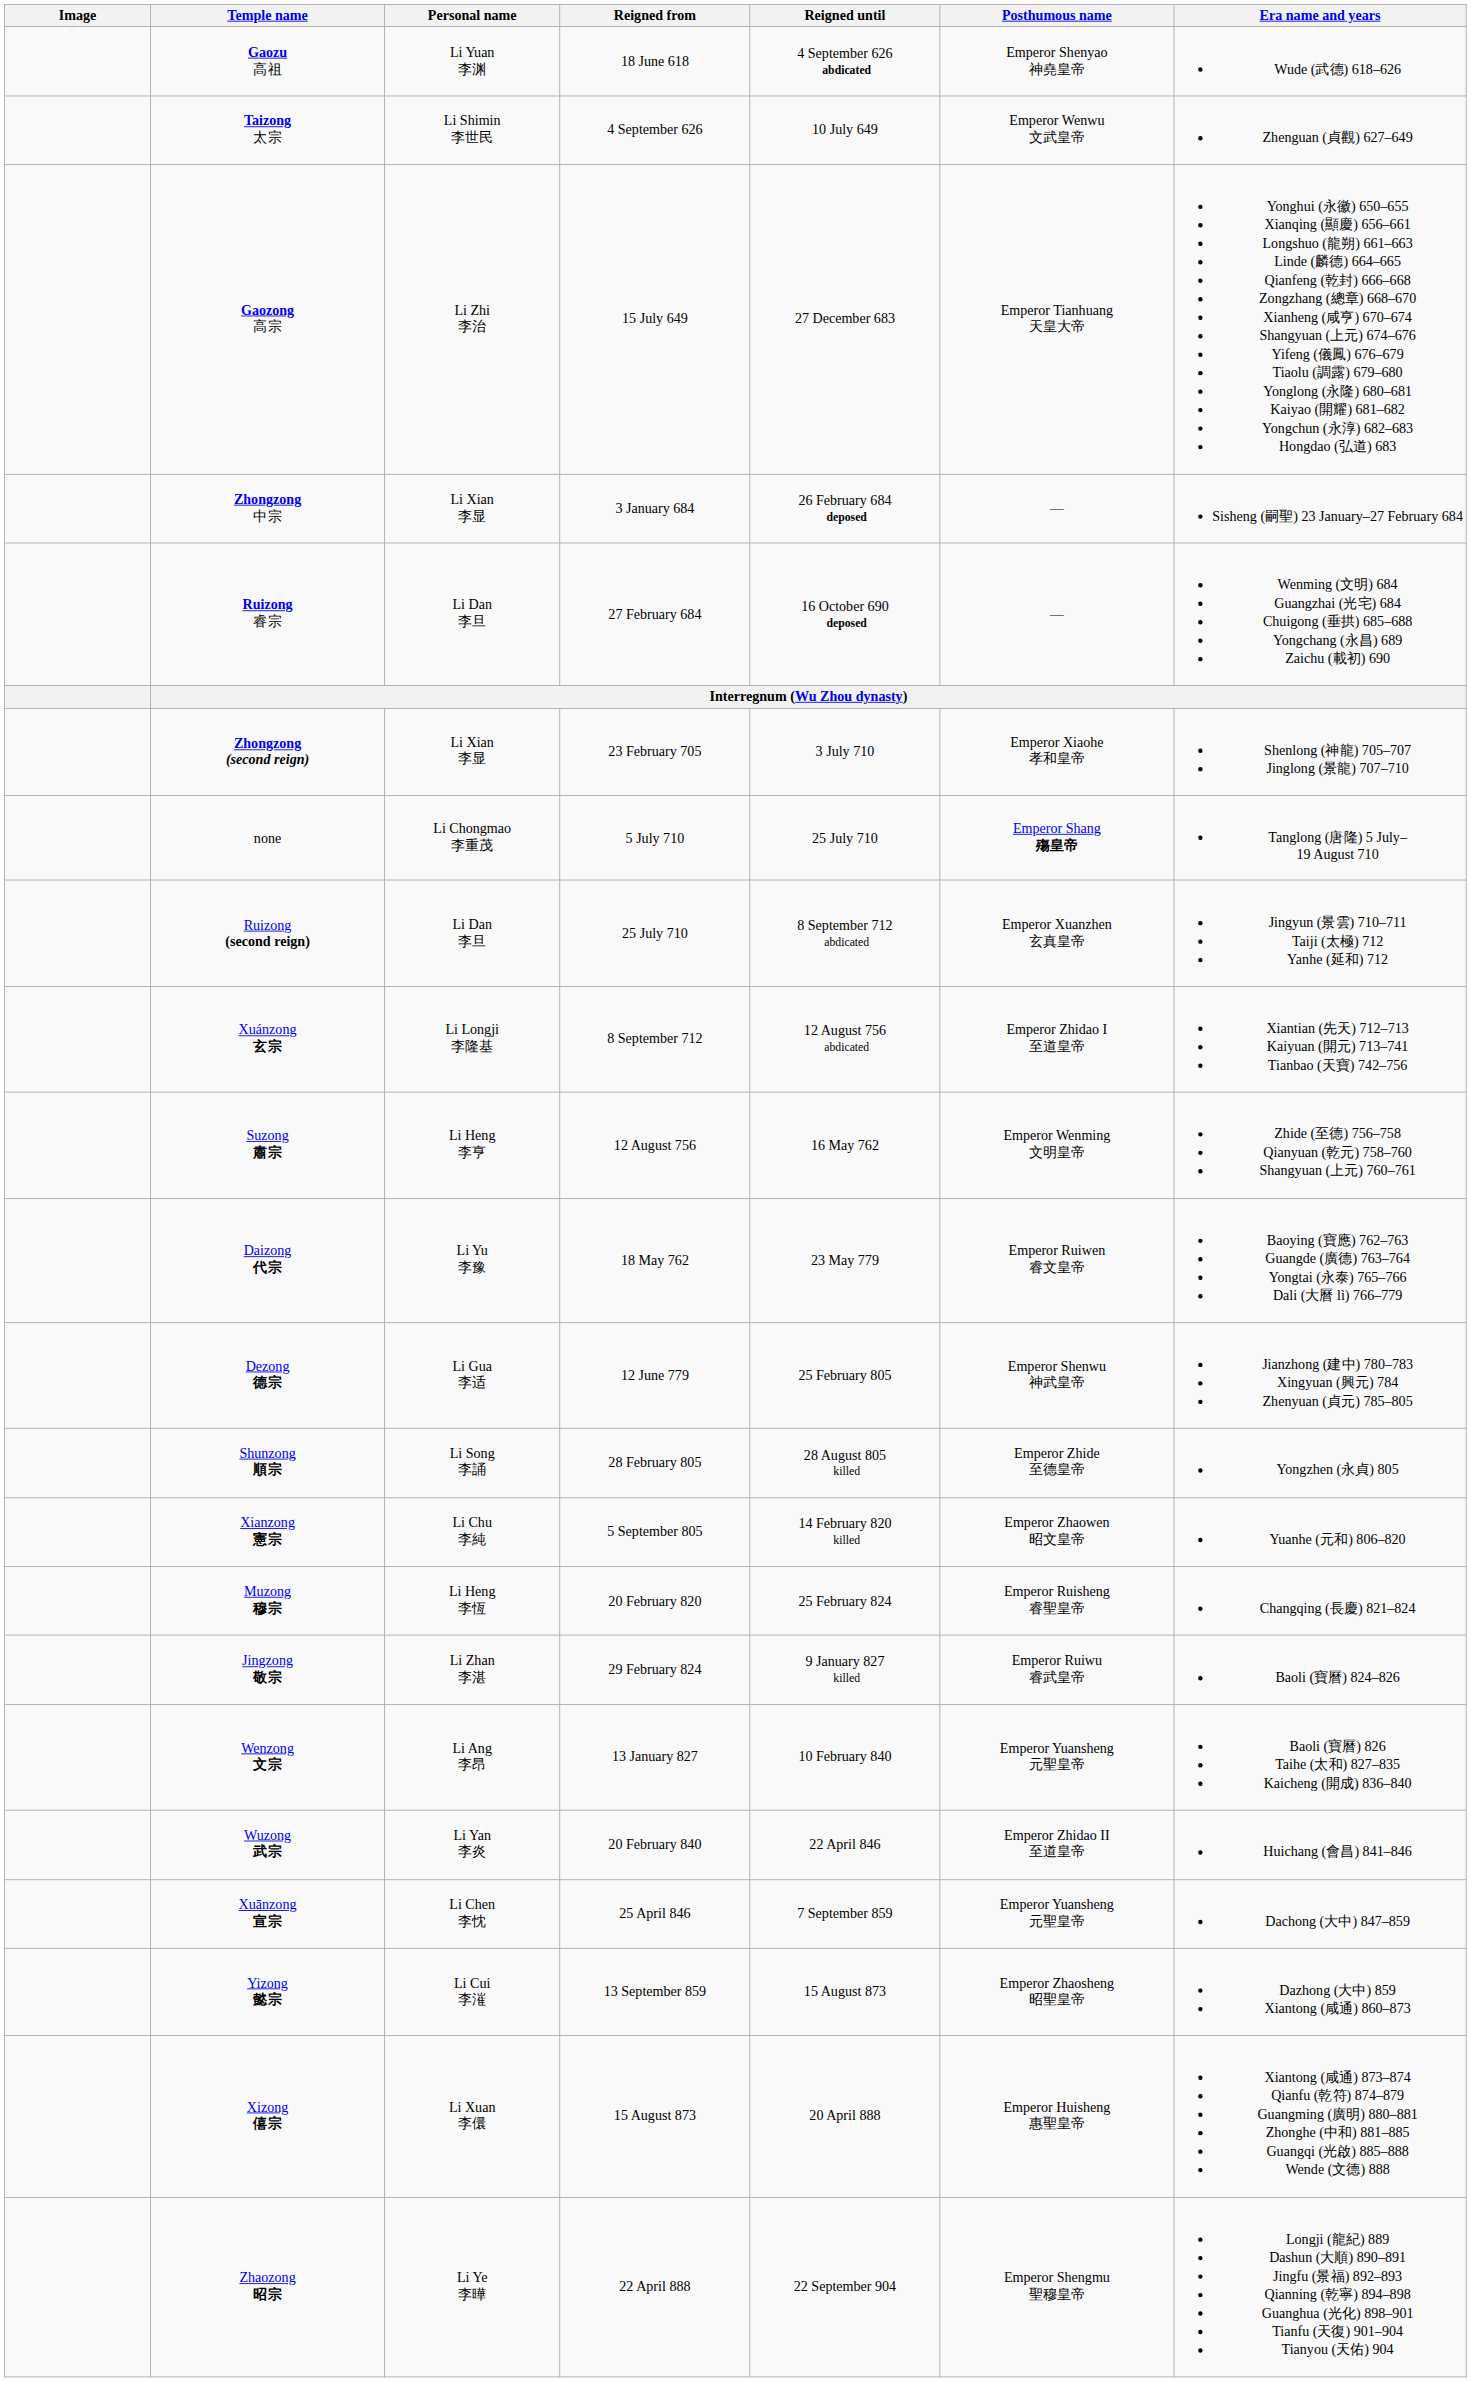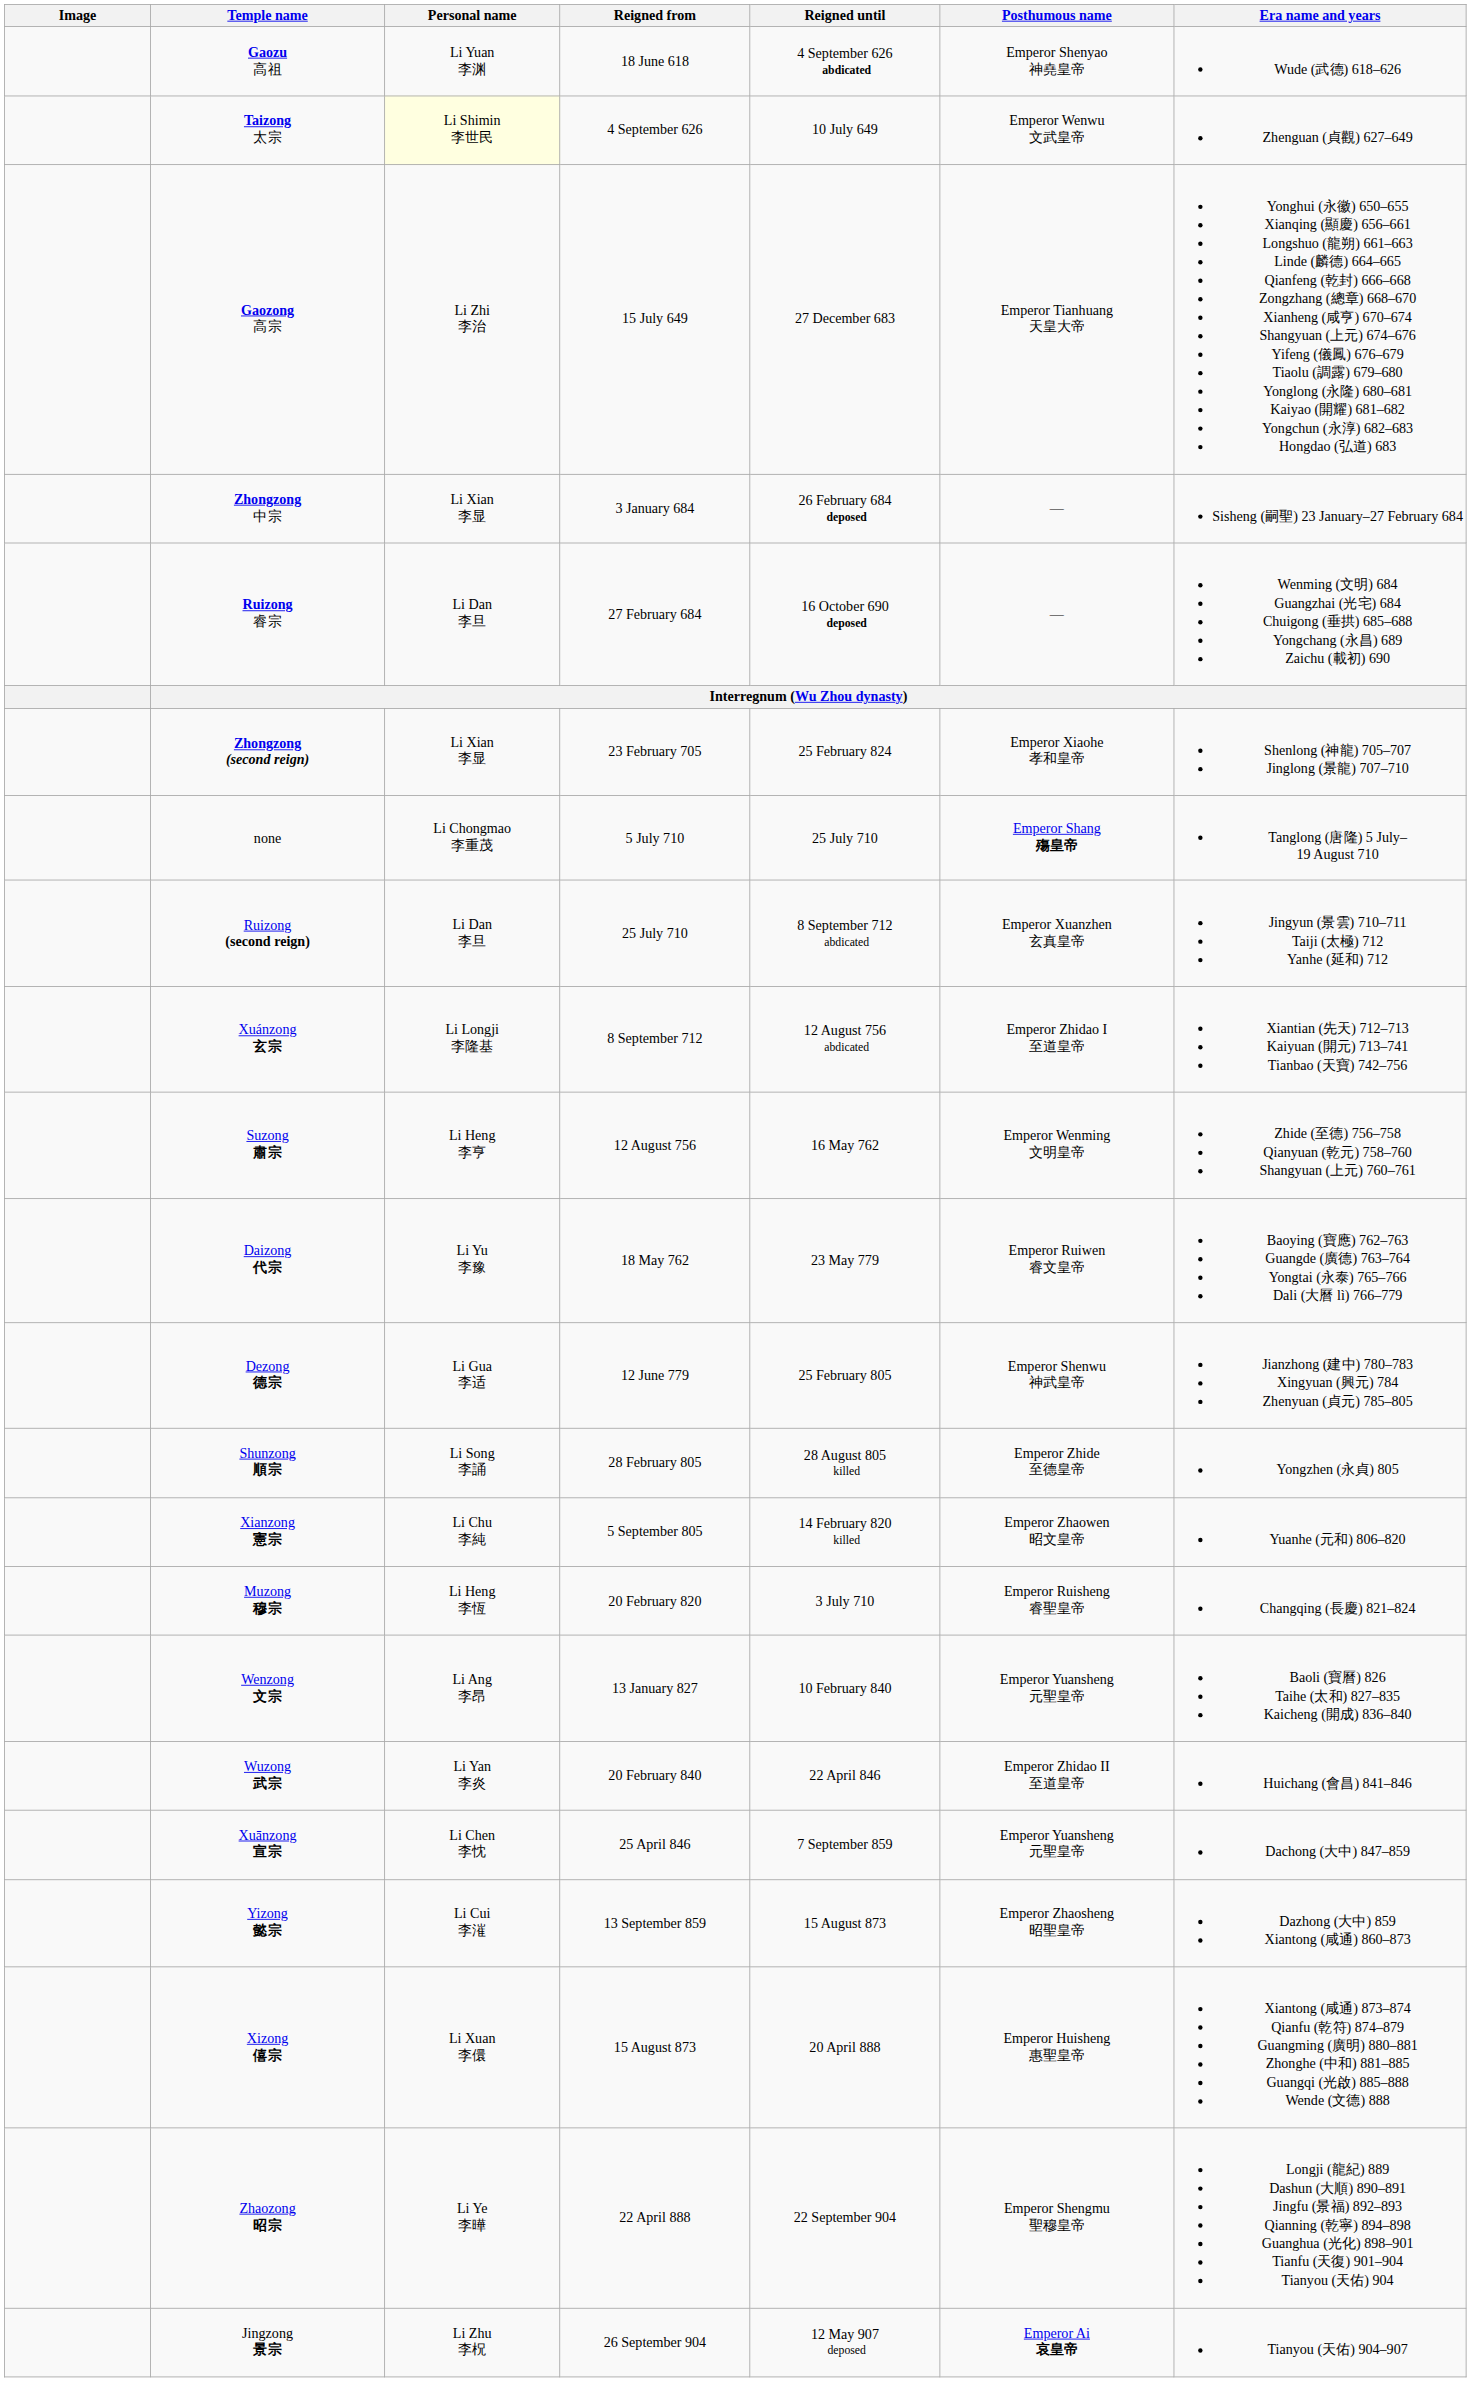(472, 129) no background -> (472, 129) lightyellow background
(845, 751) 3 July 710 -> (845, 751) 25 February 824
(845, 1600) 25 February 824 -> (845, 1600) 3 July 710
- row: (268, 1669)
+ row: (268, 2341)
